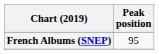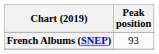(134, 40) 95 -> (134, 40) 93
